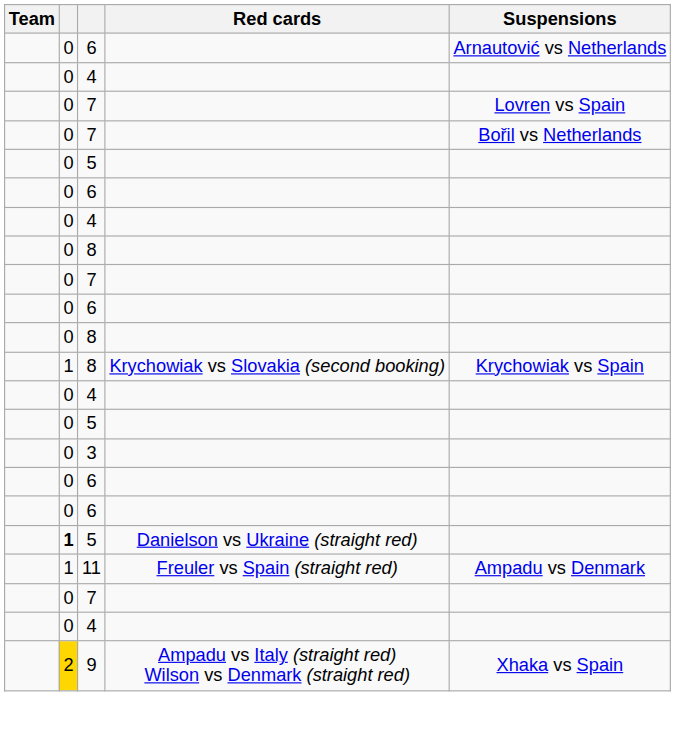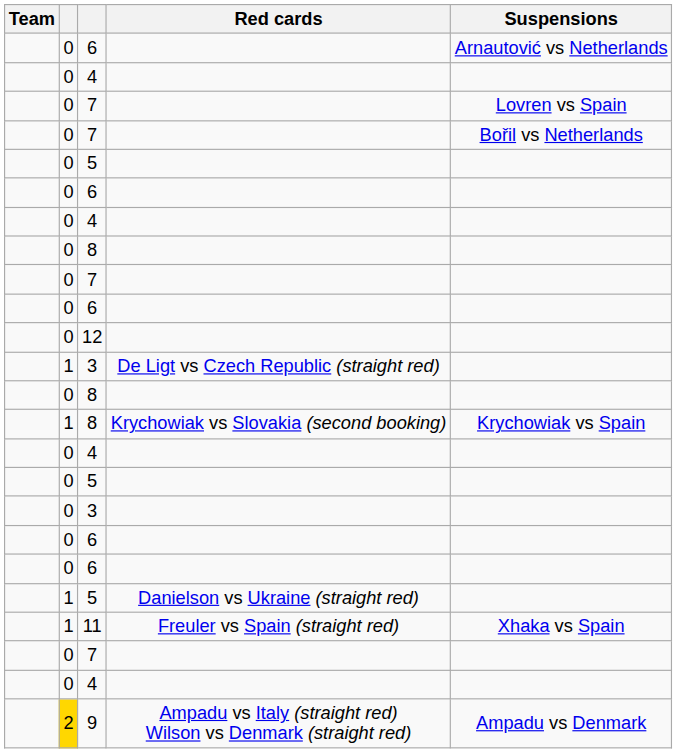+ row: (92, 337)
+ row: (92, 366)
(69, 539) bold -> (69, 597) normal
(560, 568) Ampadu vs Denmark -> (561, 626) Xhaka vs Spain
(560, 665) Xhaka vs Spain -> (561, 723) Ampadu vs Denmark
